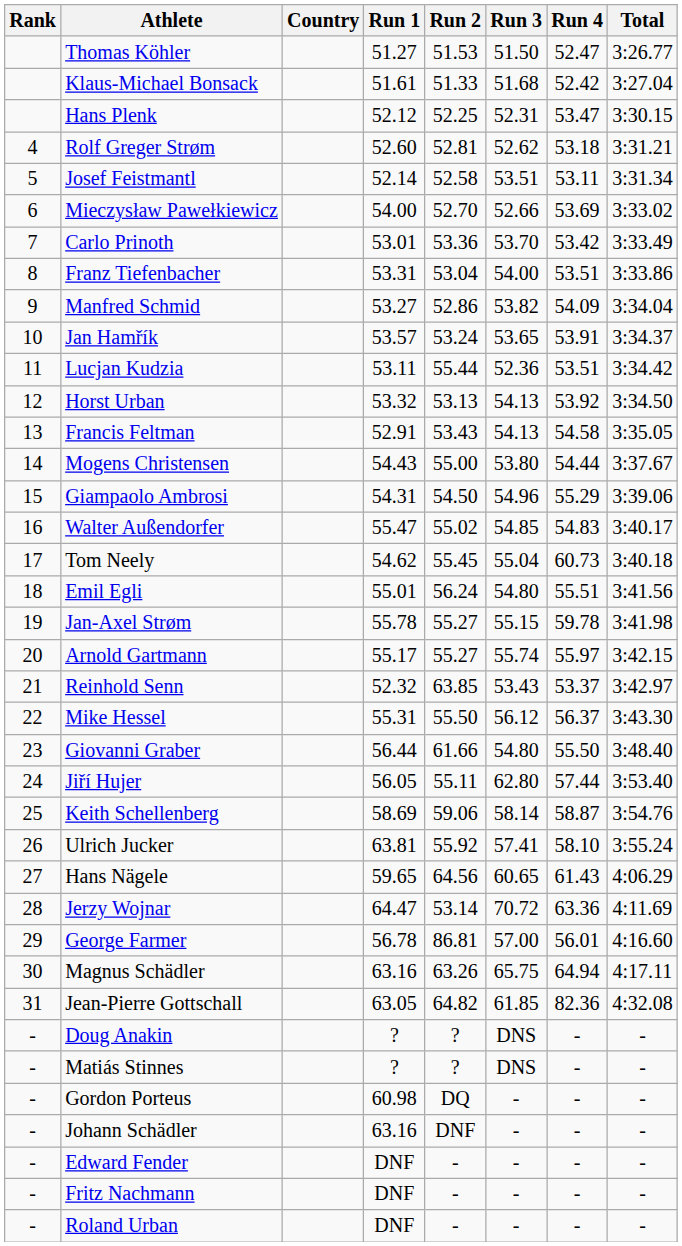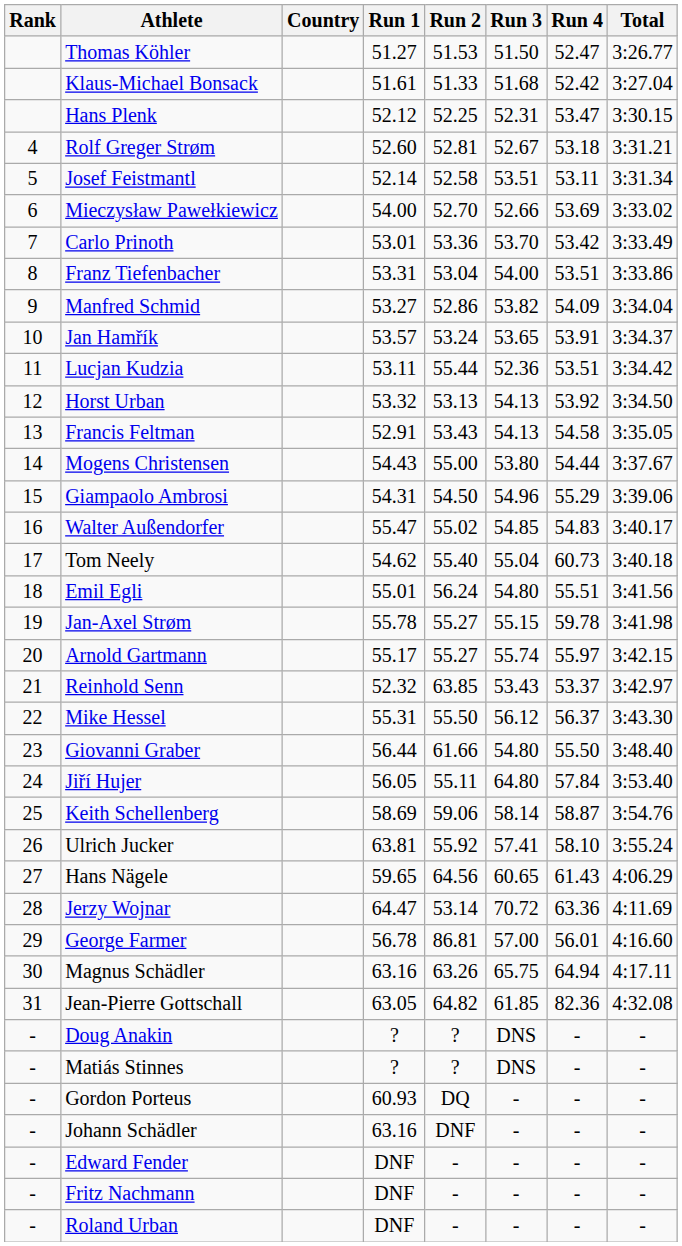(516, 147) 52.62 -> (516, 147) 52.67
(455, 559) 55.45 -> (455, 559) 55.40
(516, 781) 62.80 -> (516, 781) 64.80
(577, 781) 57.44 -> (577, 781) 57.84
(394, 1098) 60.98 -> (394, 1098) 60.93
